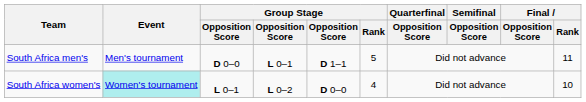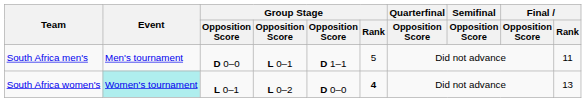(374, 85) normal -> (374, 85) bold
(568, 85) 10 -> (568, 85) 13
